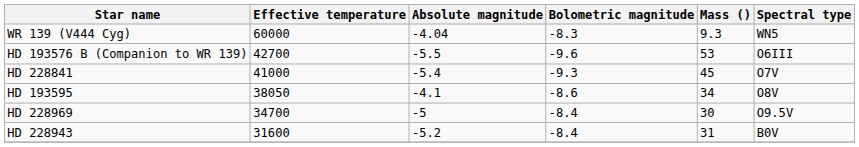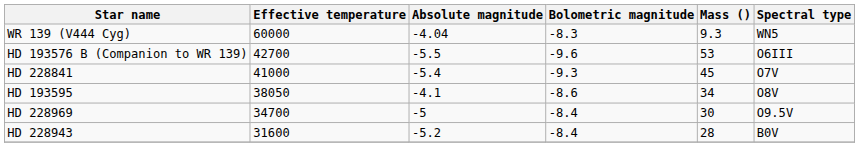(707, 133) 31 -> (707, 133) 28
